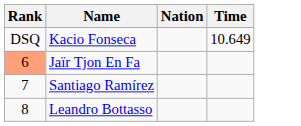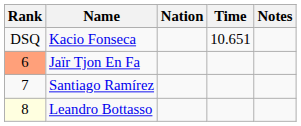+ column: (275, 16)
(230, 39) 10.649 -> (230, 39) 10.651
(25, 109) no background -> (25, 109) lightyellow background
